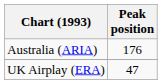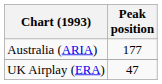(132, 49) 176 -> (132, 49) 177
